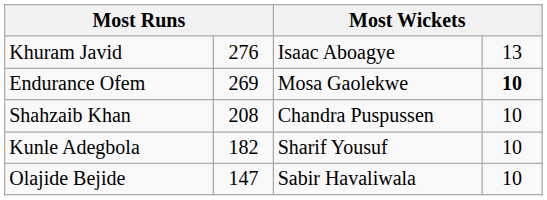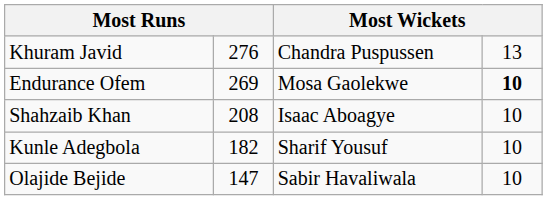(336, 52) Isaac Aboagye -> (356, 52) Chandra Puspussen
(356, 115) Chandra Puspussen -> (336, 115) Isaac Aboagye
